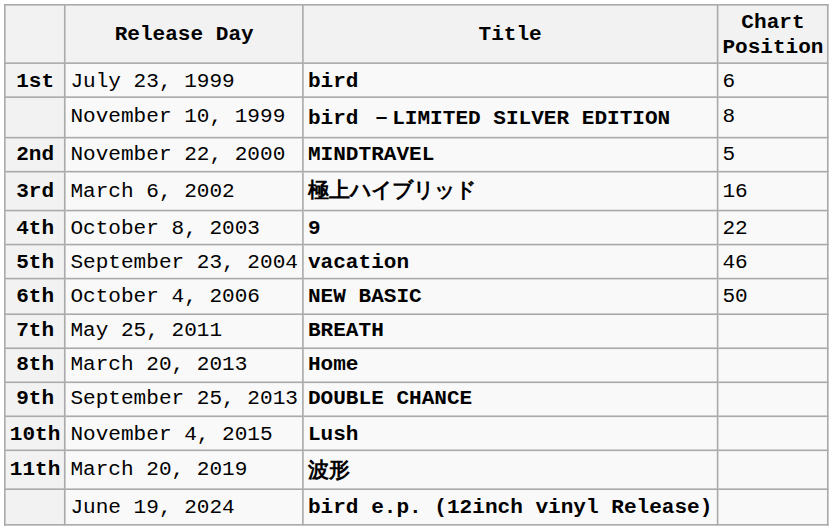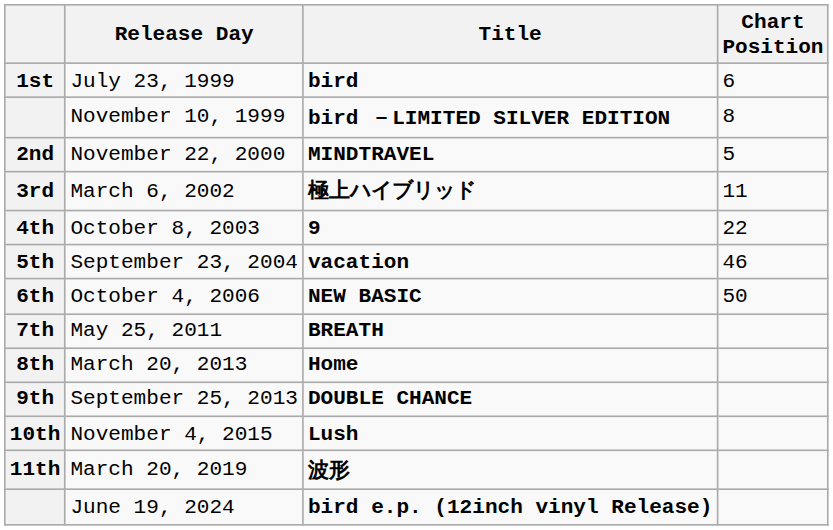(735, 191) 16 -> (735, 191) 11
